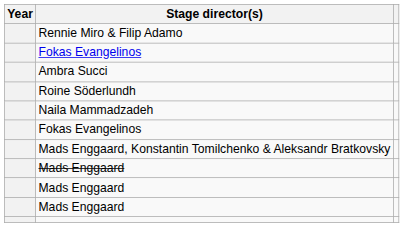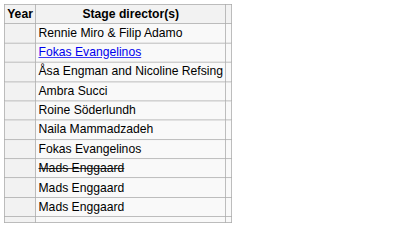+ row: (20, 72)
- row: (20, 149)
